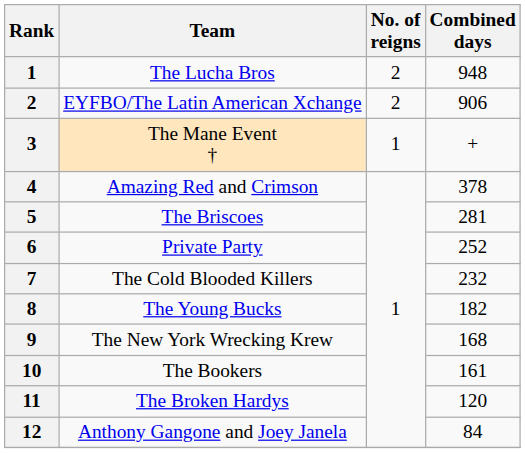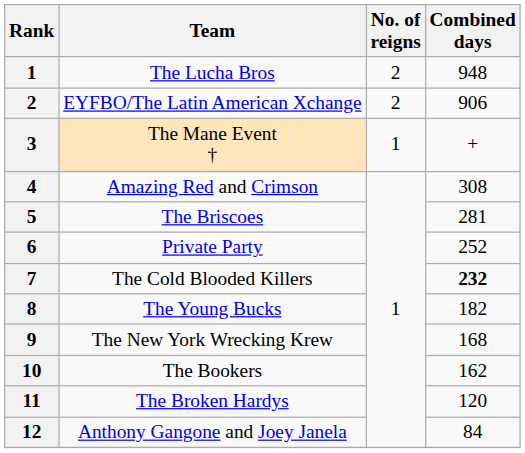(473, 186) 378 -> (473, 186) 308
(473, 278) normal -> (473, 278) bold
(473, 370) 161 -> (473, 370) 162
